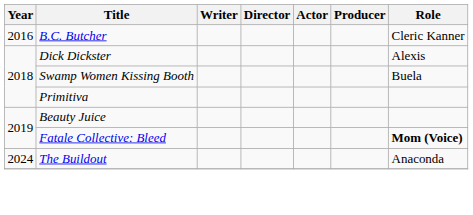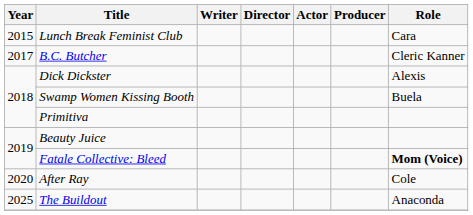+ row: (111, 35)
(20, 35) 2016 -> (20, 55) 2017
+ row: (64, 179)
(20, 158) 2024 -> (20, 199) 2025
